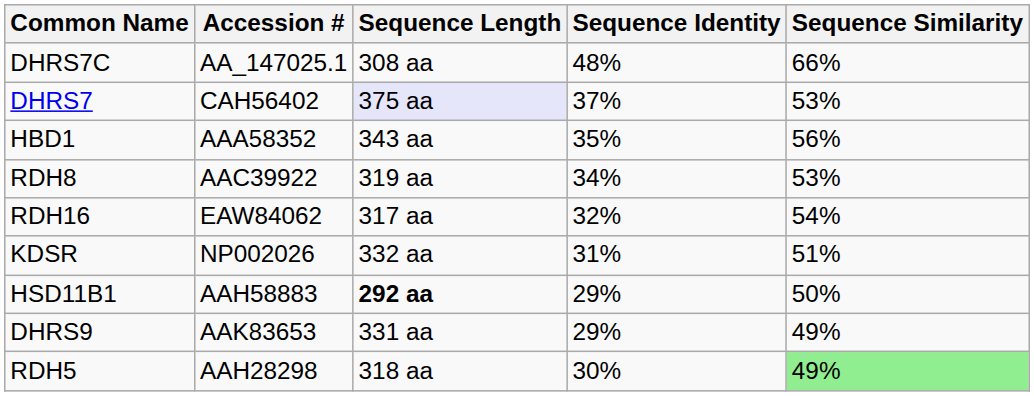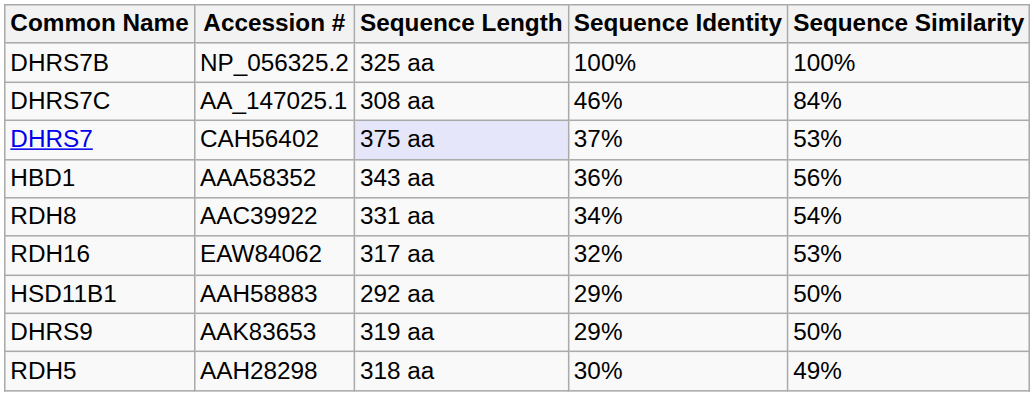+ row: (60, 62)
(597, 62) 48% -> (598, 100) 46%
(816, 62) 66% -> (818, 100) 84%
(597, 139) 35% -> (598, 178) 36%
(396, 178) 319 aa -> (397, 216) 331 aa
(816, 178) 53% -> (818, 216) 54%
(816, 216) 54% -> (818, 255) 53%
- row: (44, 255)
(396, 293) bold -> (397, 293) normal
(396, 332) 331 aa -> (397, 332) 319 aa
(816, 332) 49% -> (818, 332) 50%
(816, 370) lightgreen background -> (818, 370) no background
